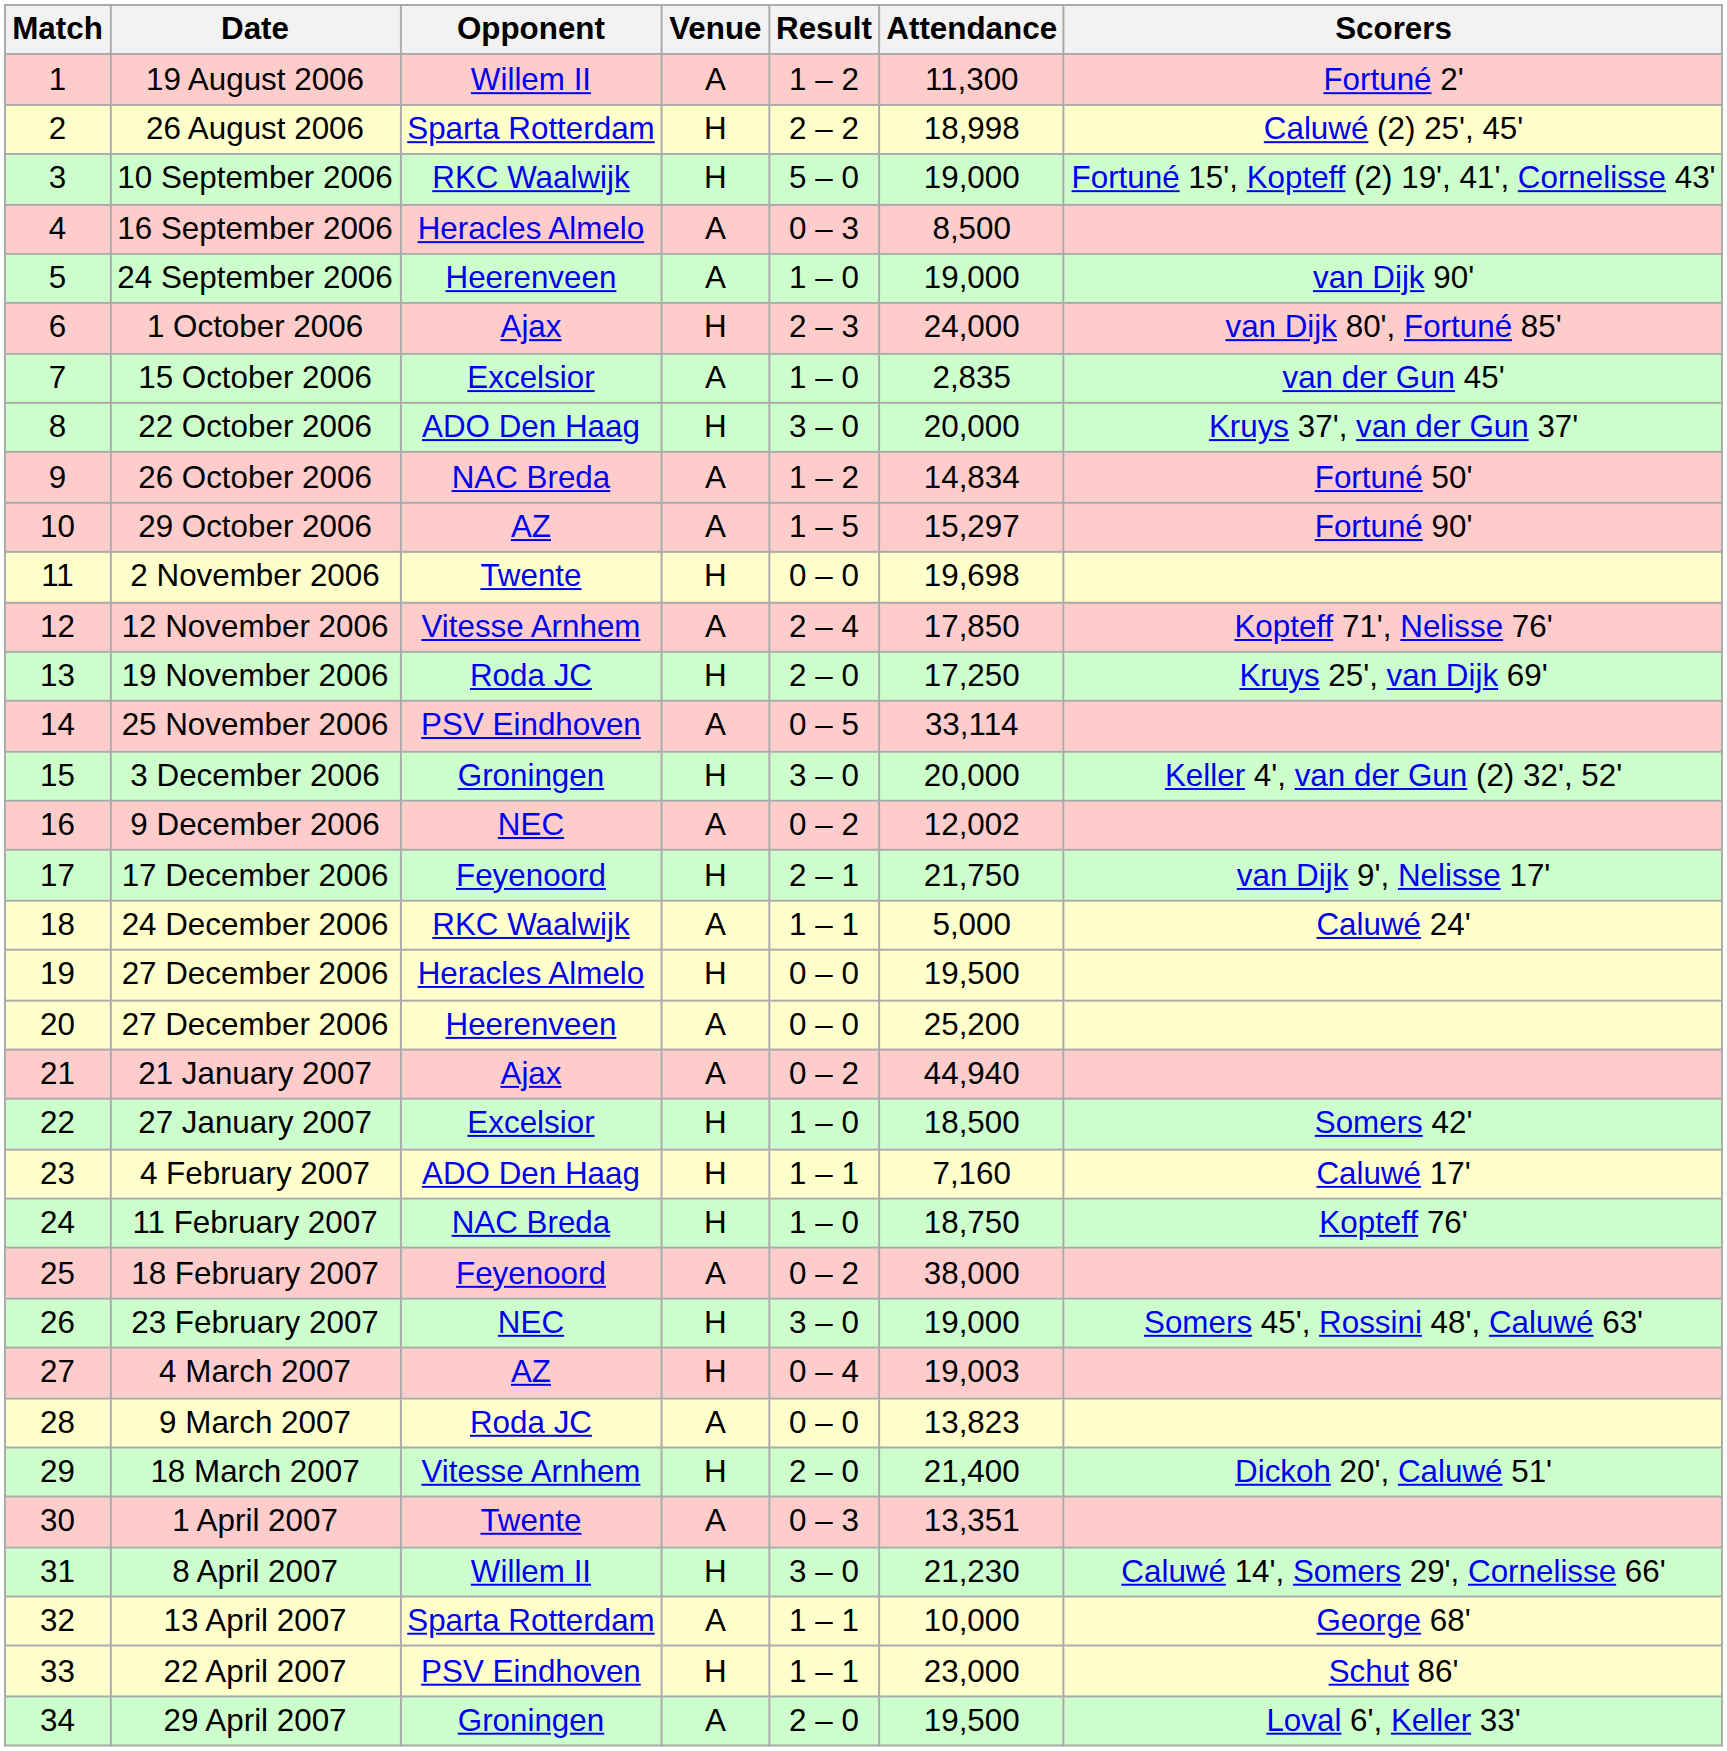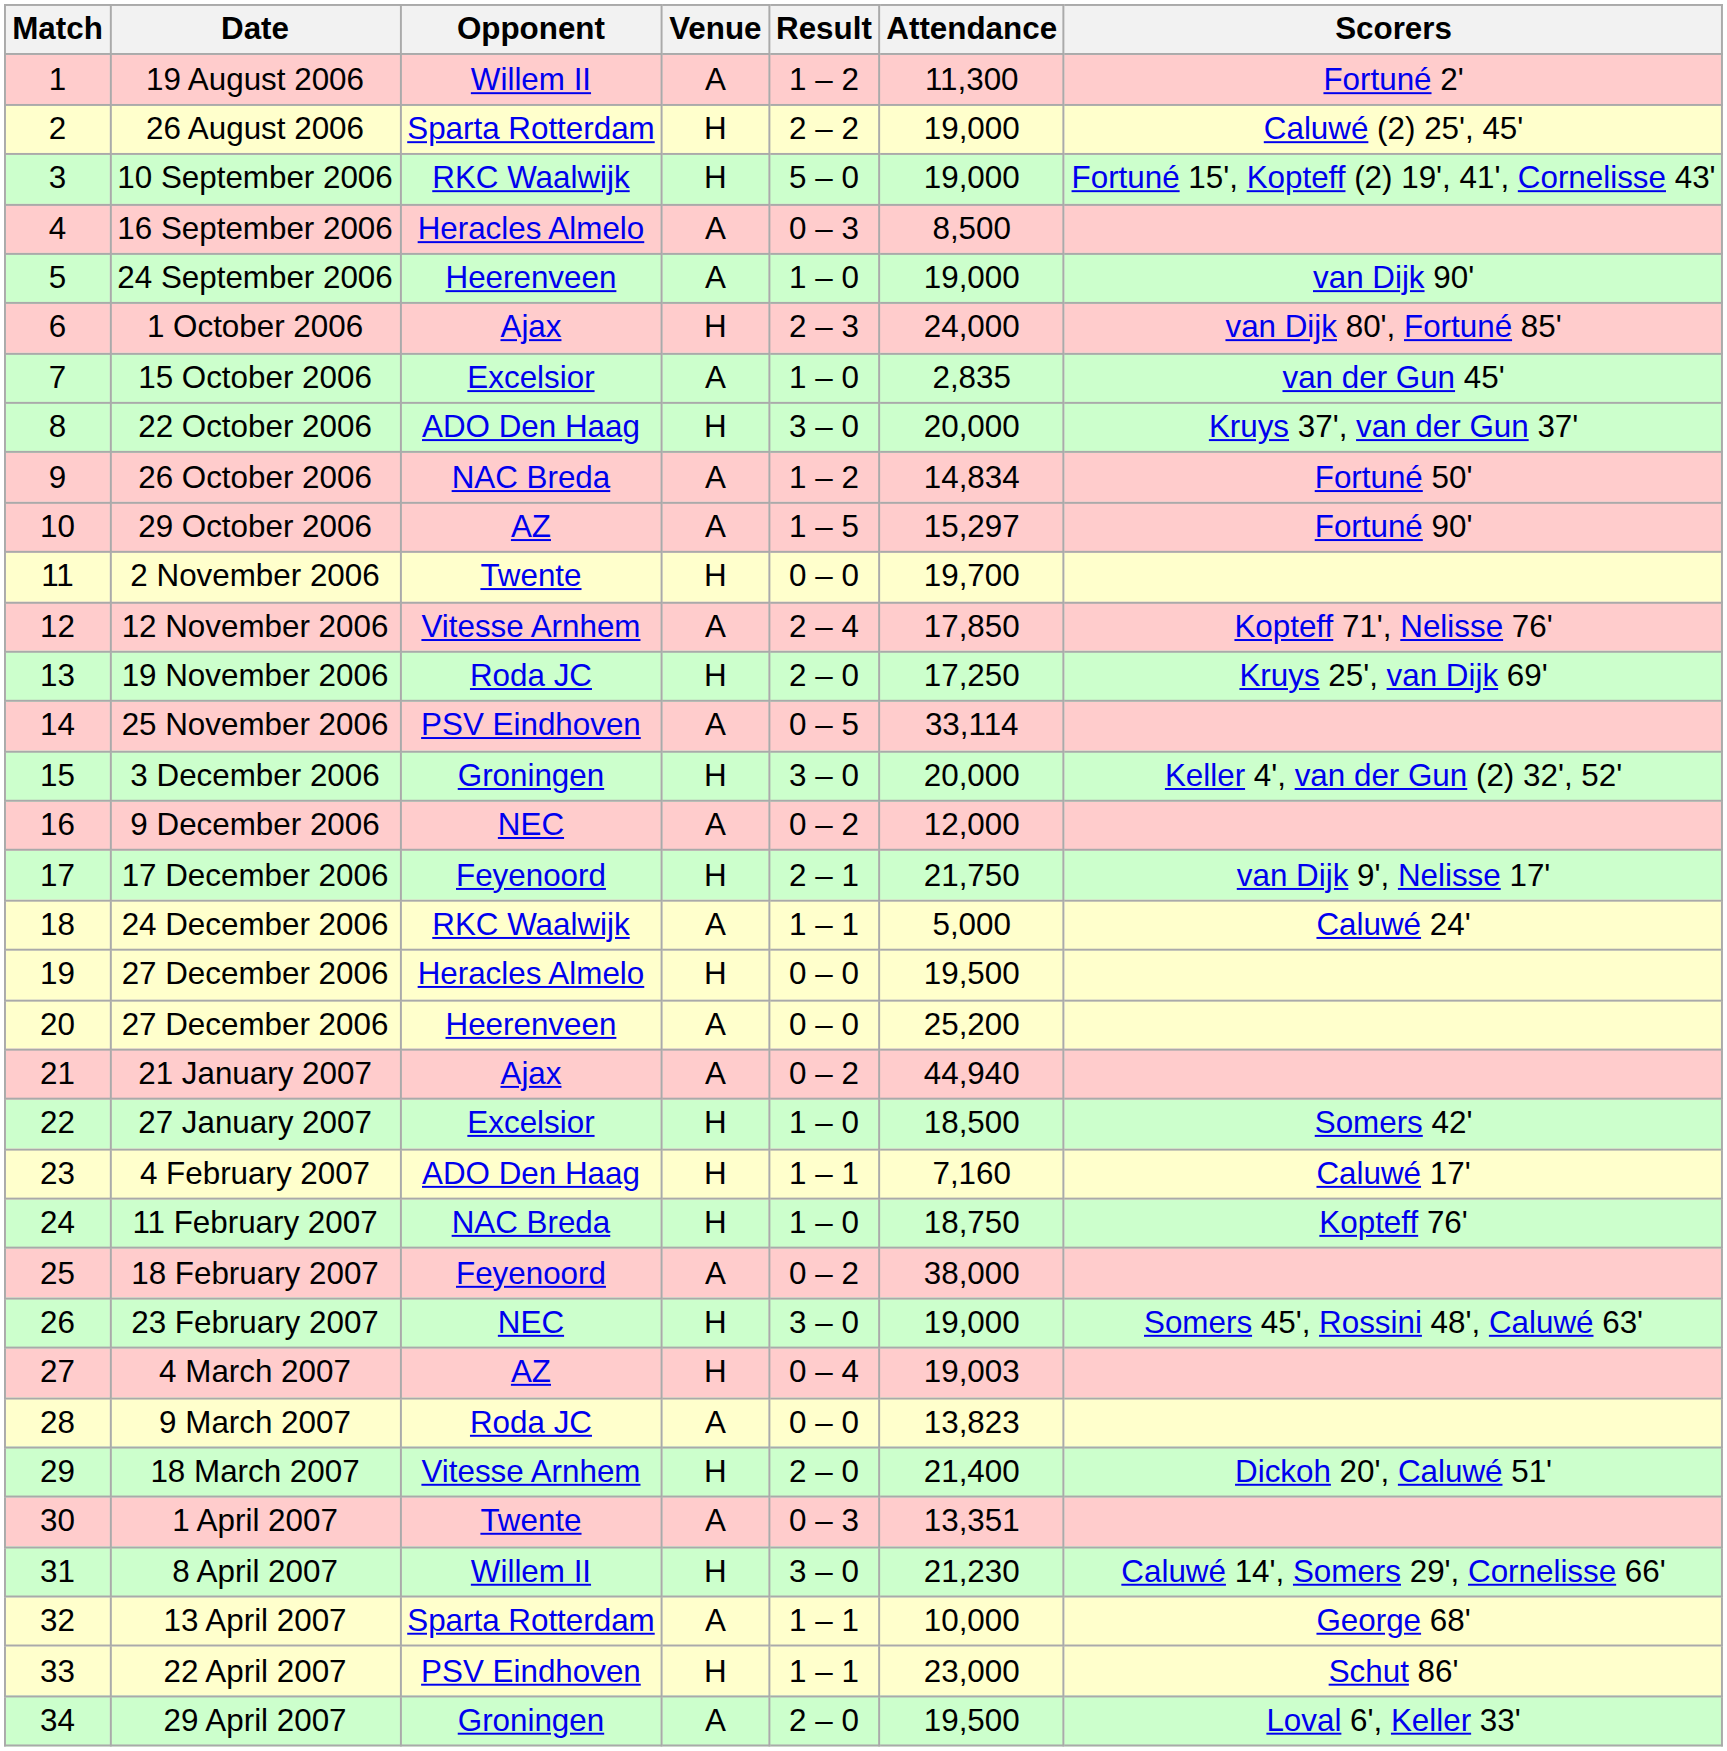(972, 128) 18,998 -> (972, 128) 19,000
(972, 576) 19,698 -> (972, 576) 19,700
(972, 825) 12,002 -> (972, 825) 12,000
